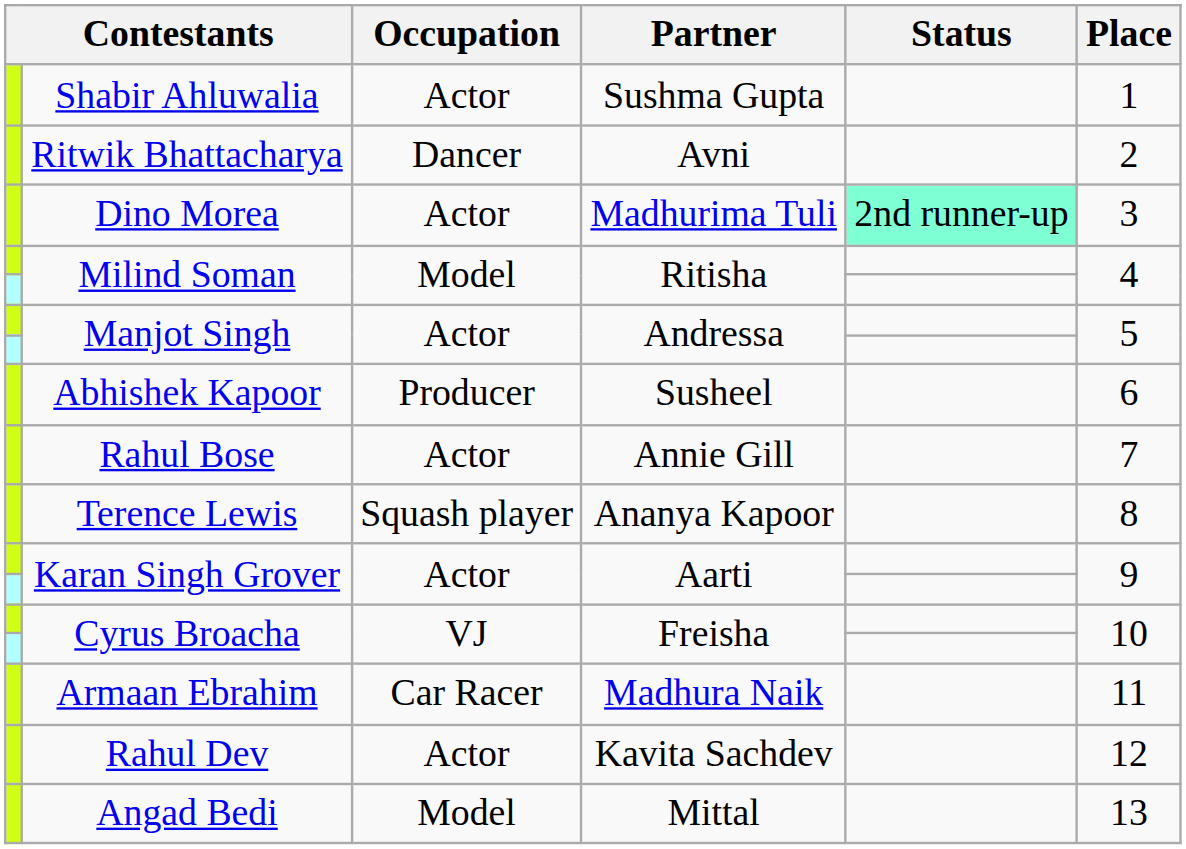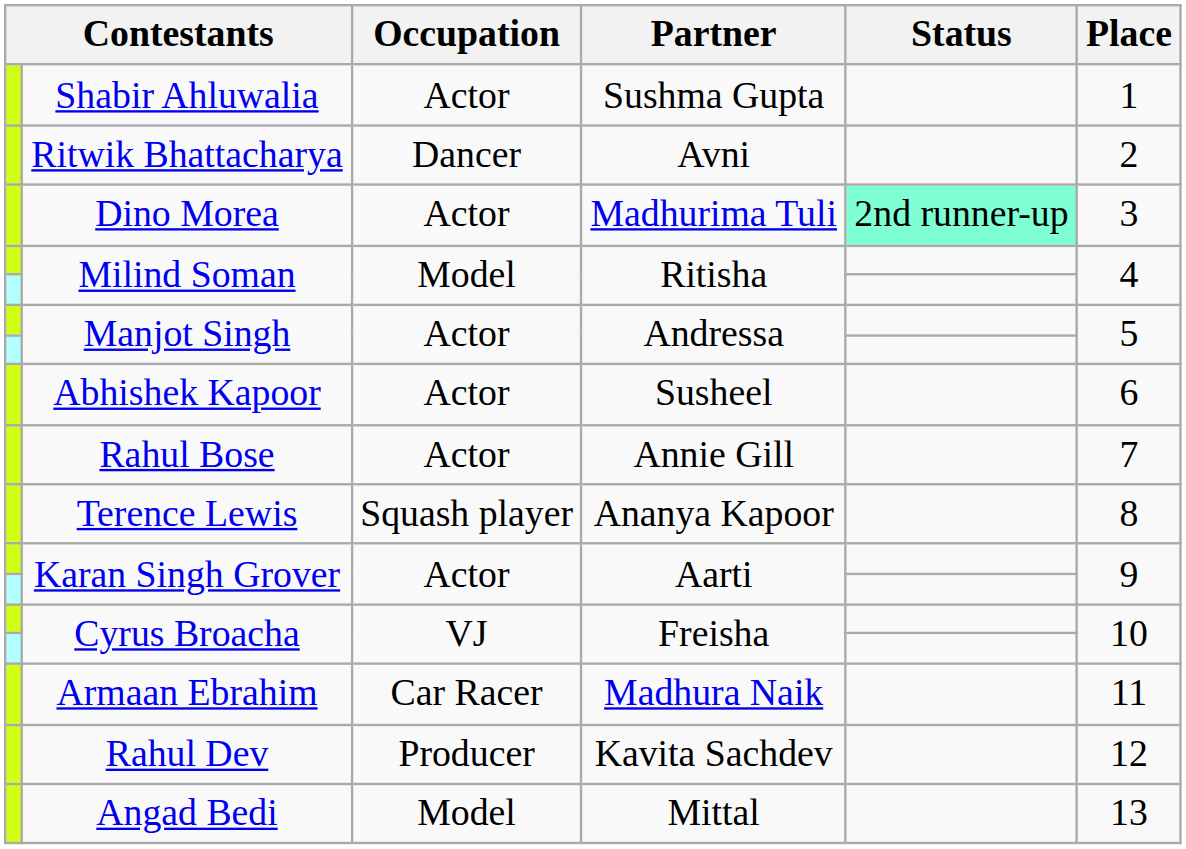(467, 393) Producer -> (467, 393) Actor
(467, 753) Actor -> (467, 753) Producer
